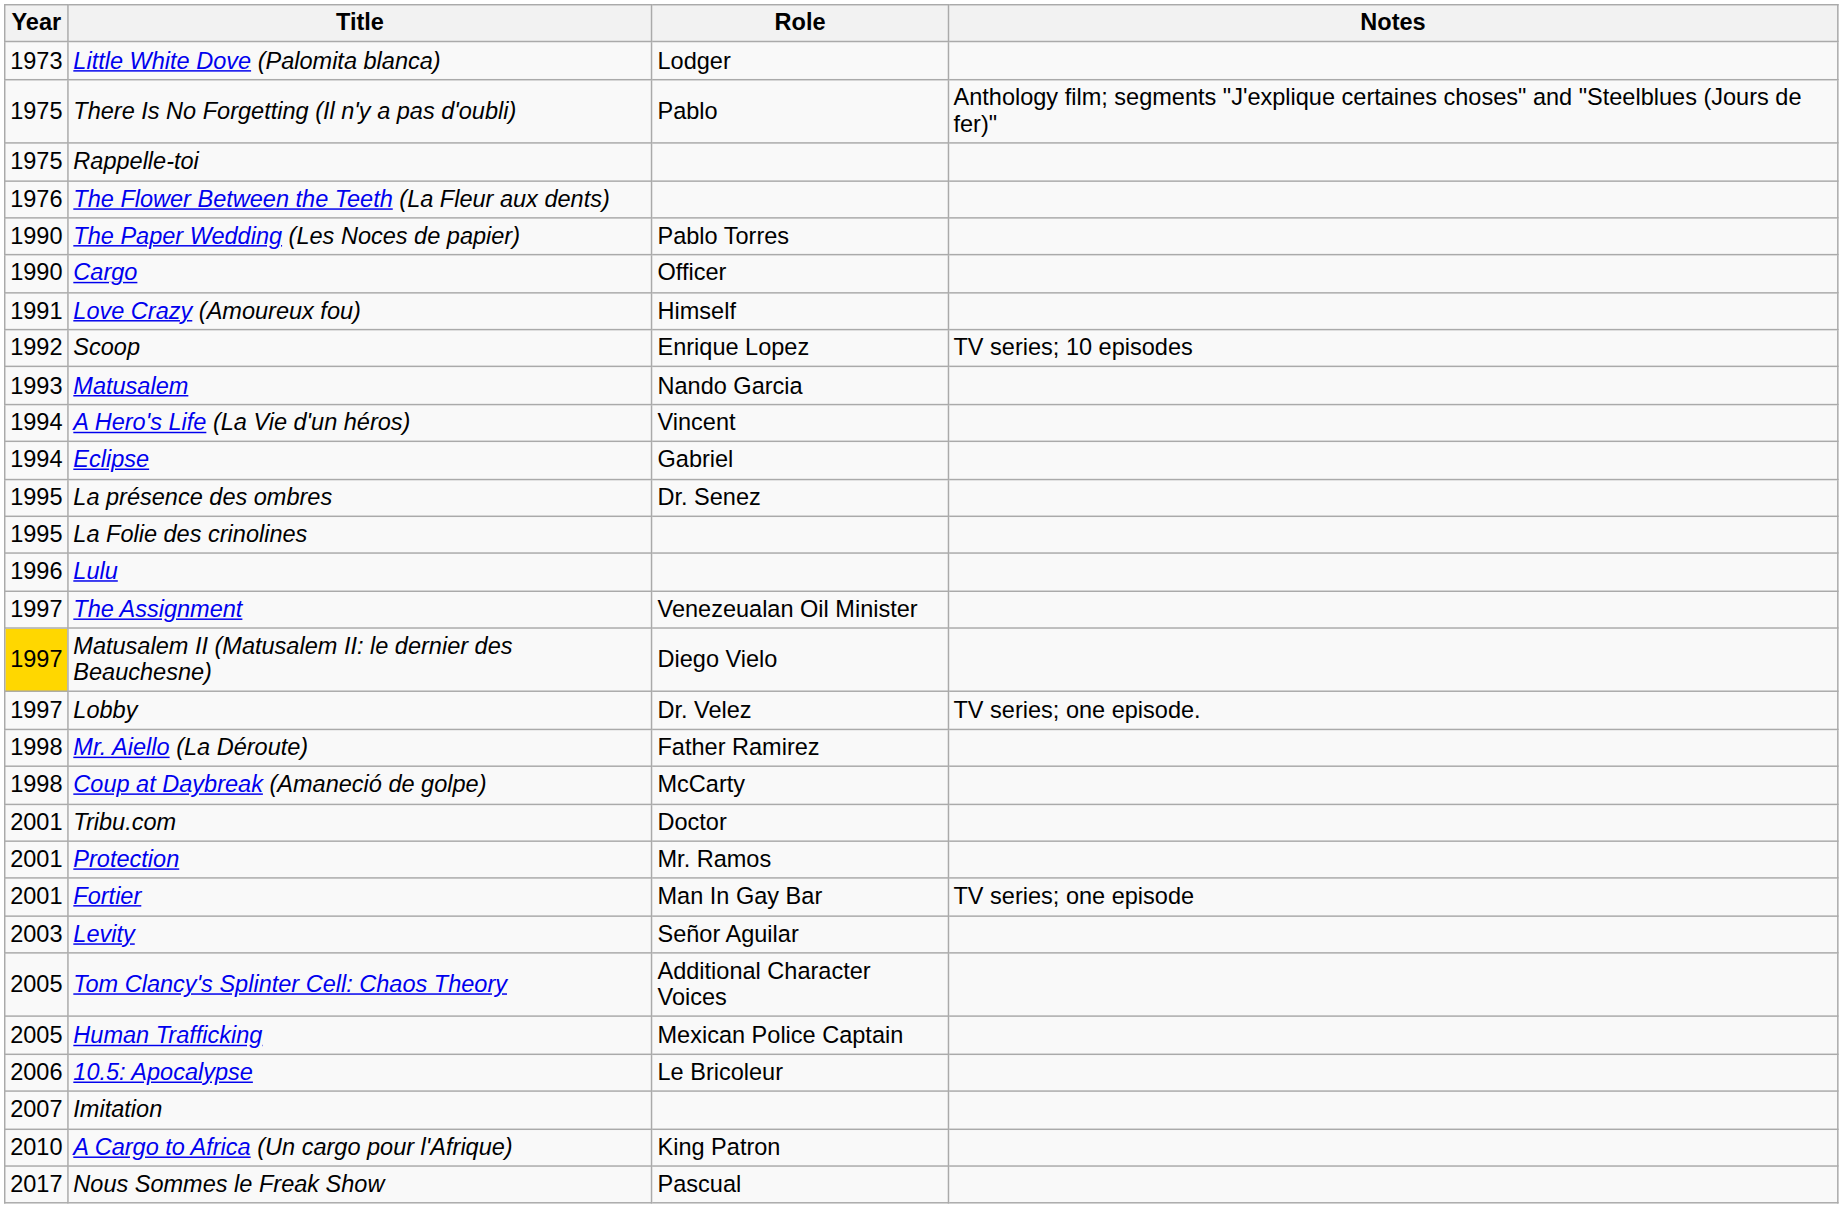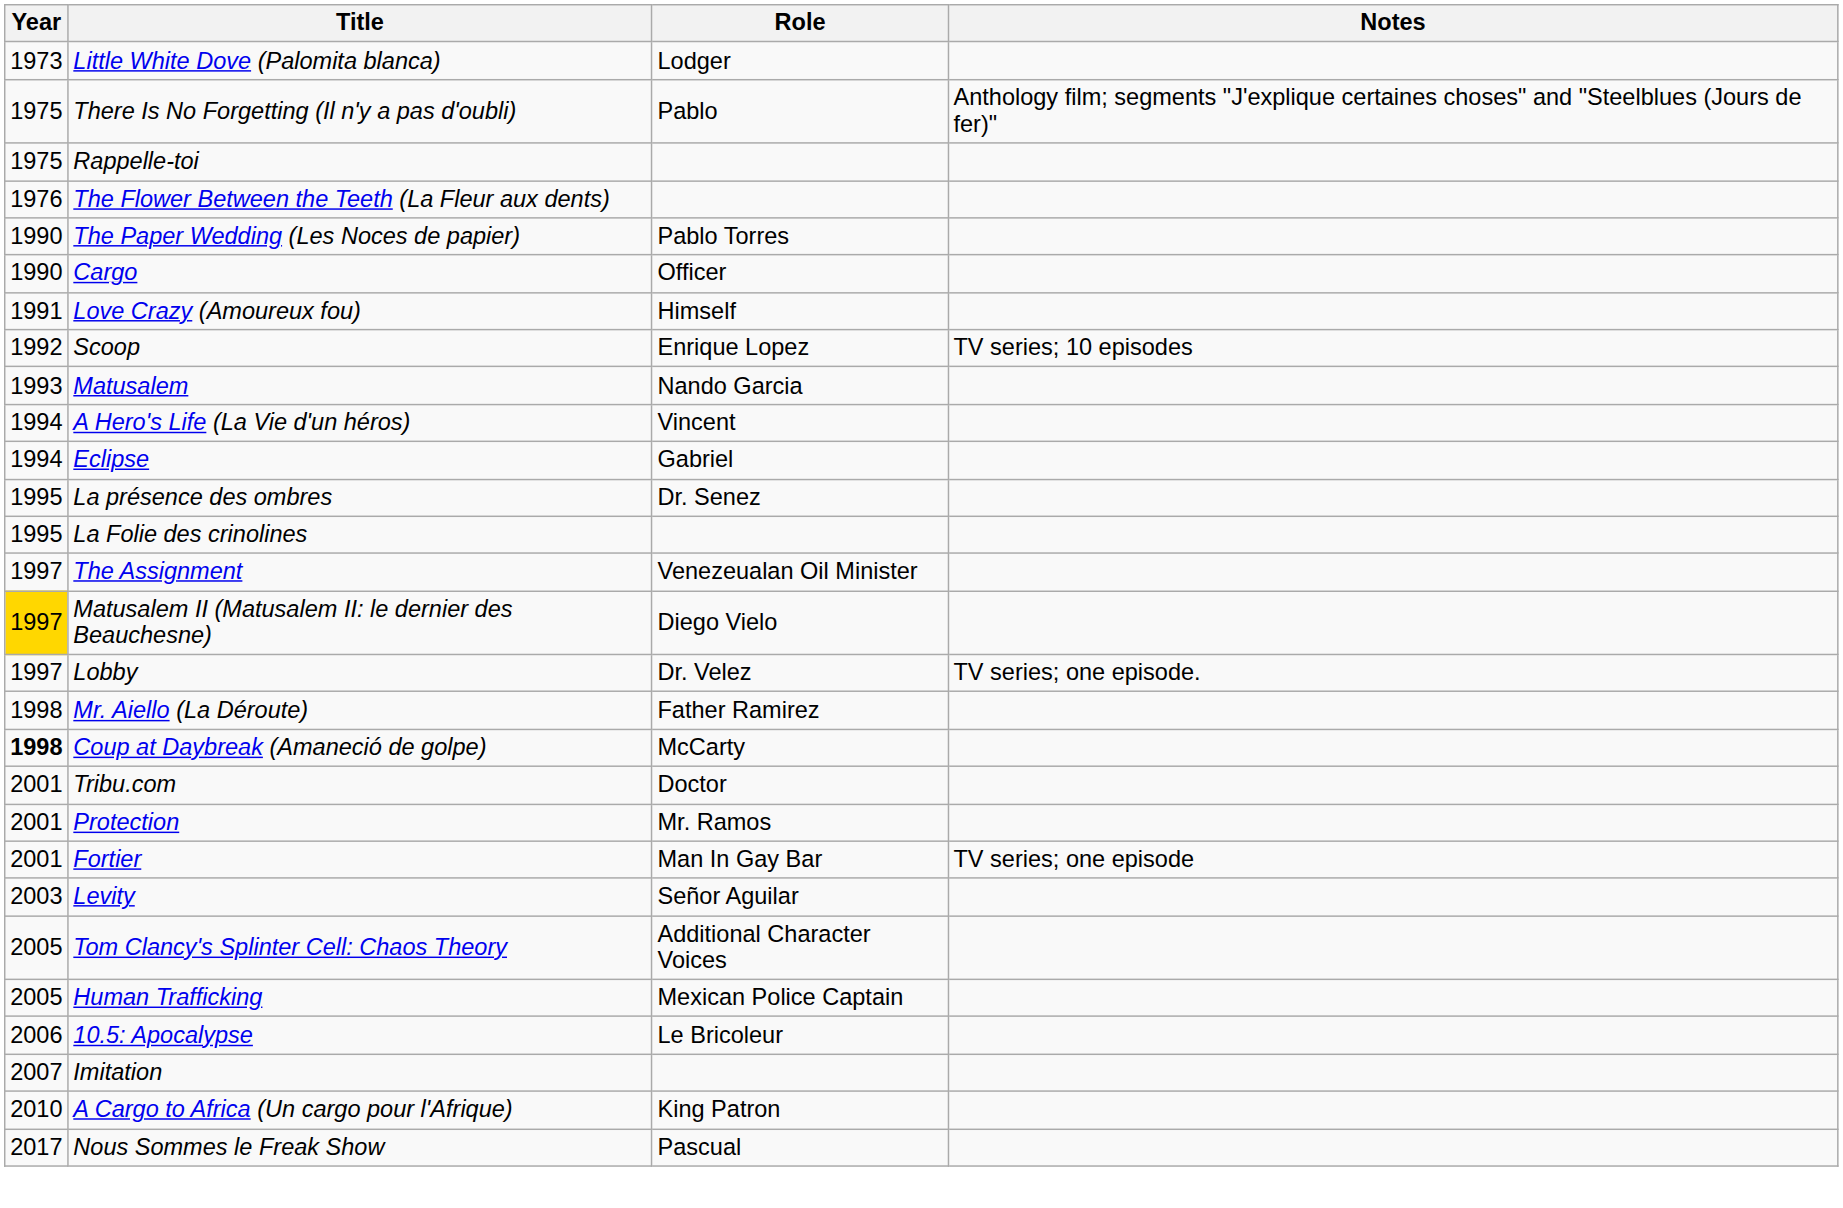- row: (96, 571)
(36, 784) normal -> (36, 747) bold
